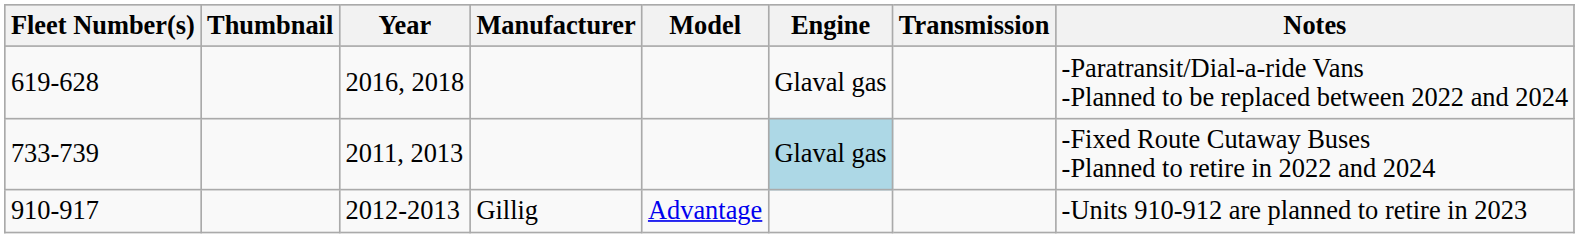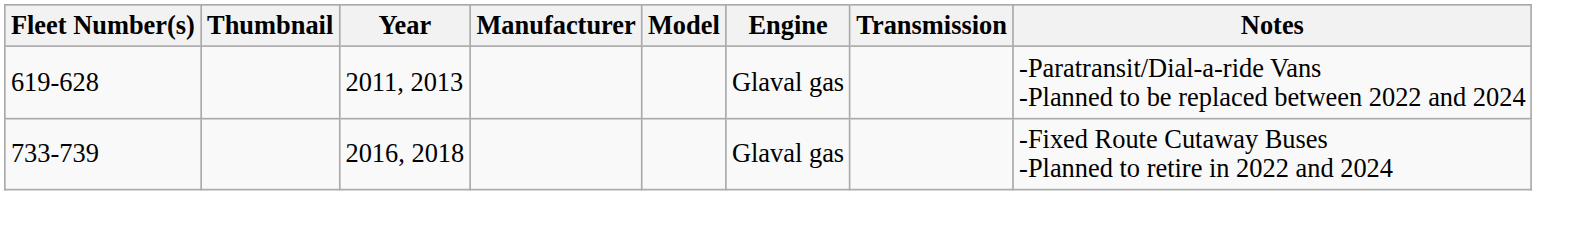(405, 82) 2016, 2018 -> (404, 82) 2011, 2013
(404, 153) 2011, 2013 -> (405, 153) 2016, 2018
(831, 153) lightblue background -> (788, 153) no background
- row: (55, 210)
